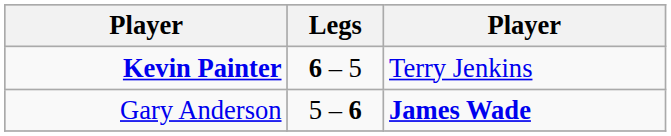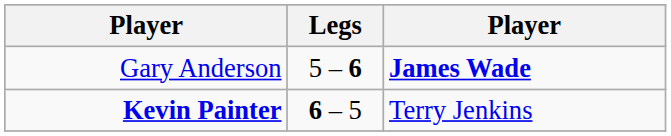rows swapped: (202, 67) <-> (201, 109)
